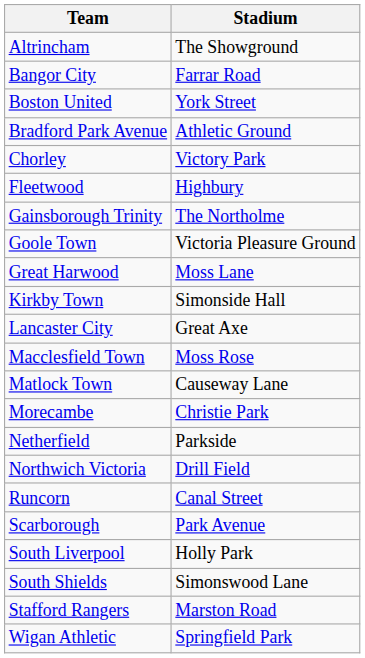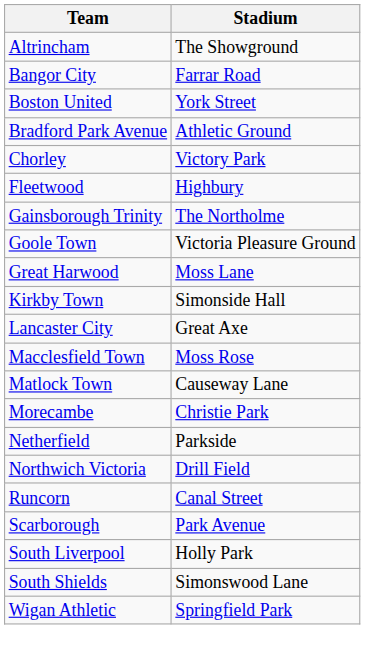- row: (69, 610)
